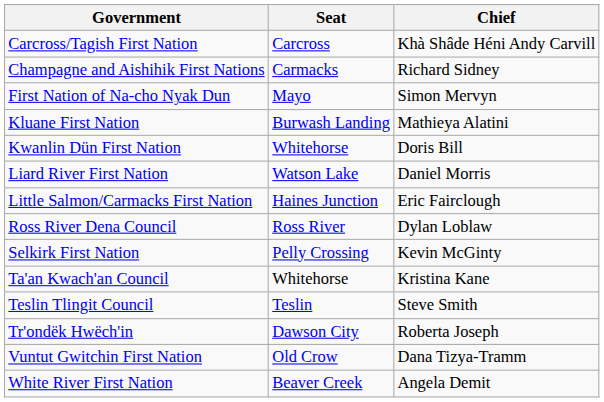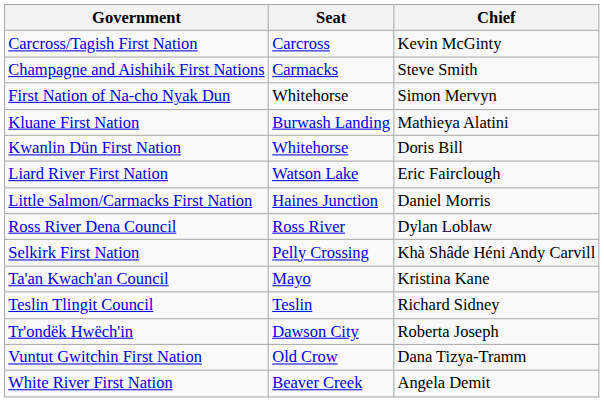(496, 43) Khà Shâde Héni Andy Carvill -> (449, 43) Kevin McGinty
(449, 69) Richard Sidney -> (438, 69) Steve Smith
(291, 95) Mayo -> (310, 95) Whitehorse
(444, 174) Daniel Morris -> (449, 174) Eric Fairclough
(449, 200) Eric Fairclough -> (444, 200) Daniel Morris
(449, 252) Kevin McGinty -> (496, 252) Khà Shâde Héni Andy Carvill
(310, 278) Whitehorse -> (291, 278) Mayo
(438, 305) Steve Smith -> (449, 305) Richard Sidney
